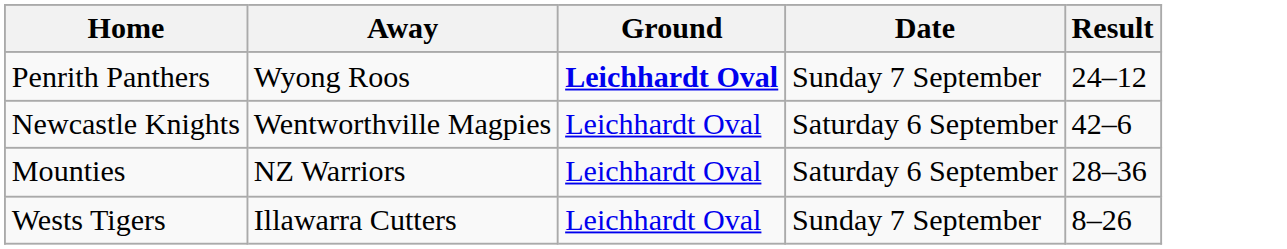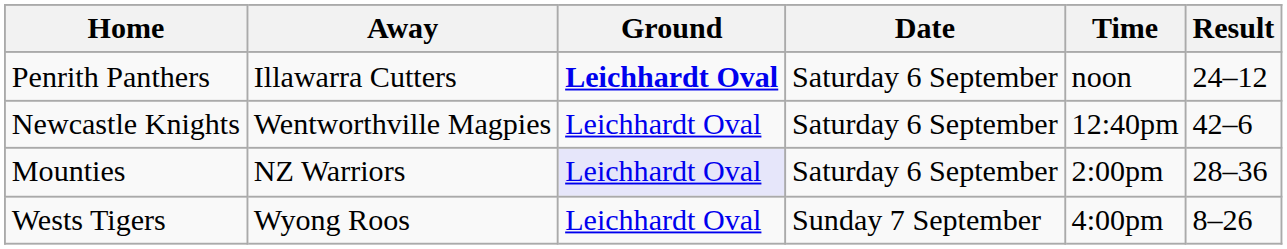+ column: (1125, 28)
(332, 76) Wyong Roos -> (355, 76) Illawarra Cutters
(917, 76) Sunday 7 September -> (925, 76) Saturday 6 September
(663, 171) no background -> (663, 171) lavender background
(355, 219) Illawarra Cutters -> (332, 219) Wyong Roos
